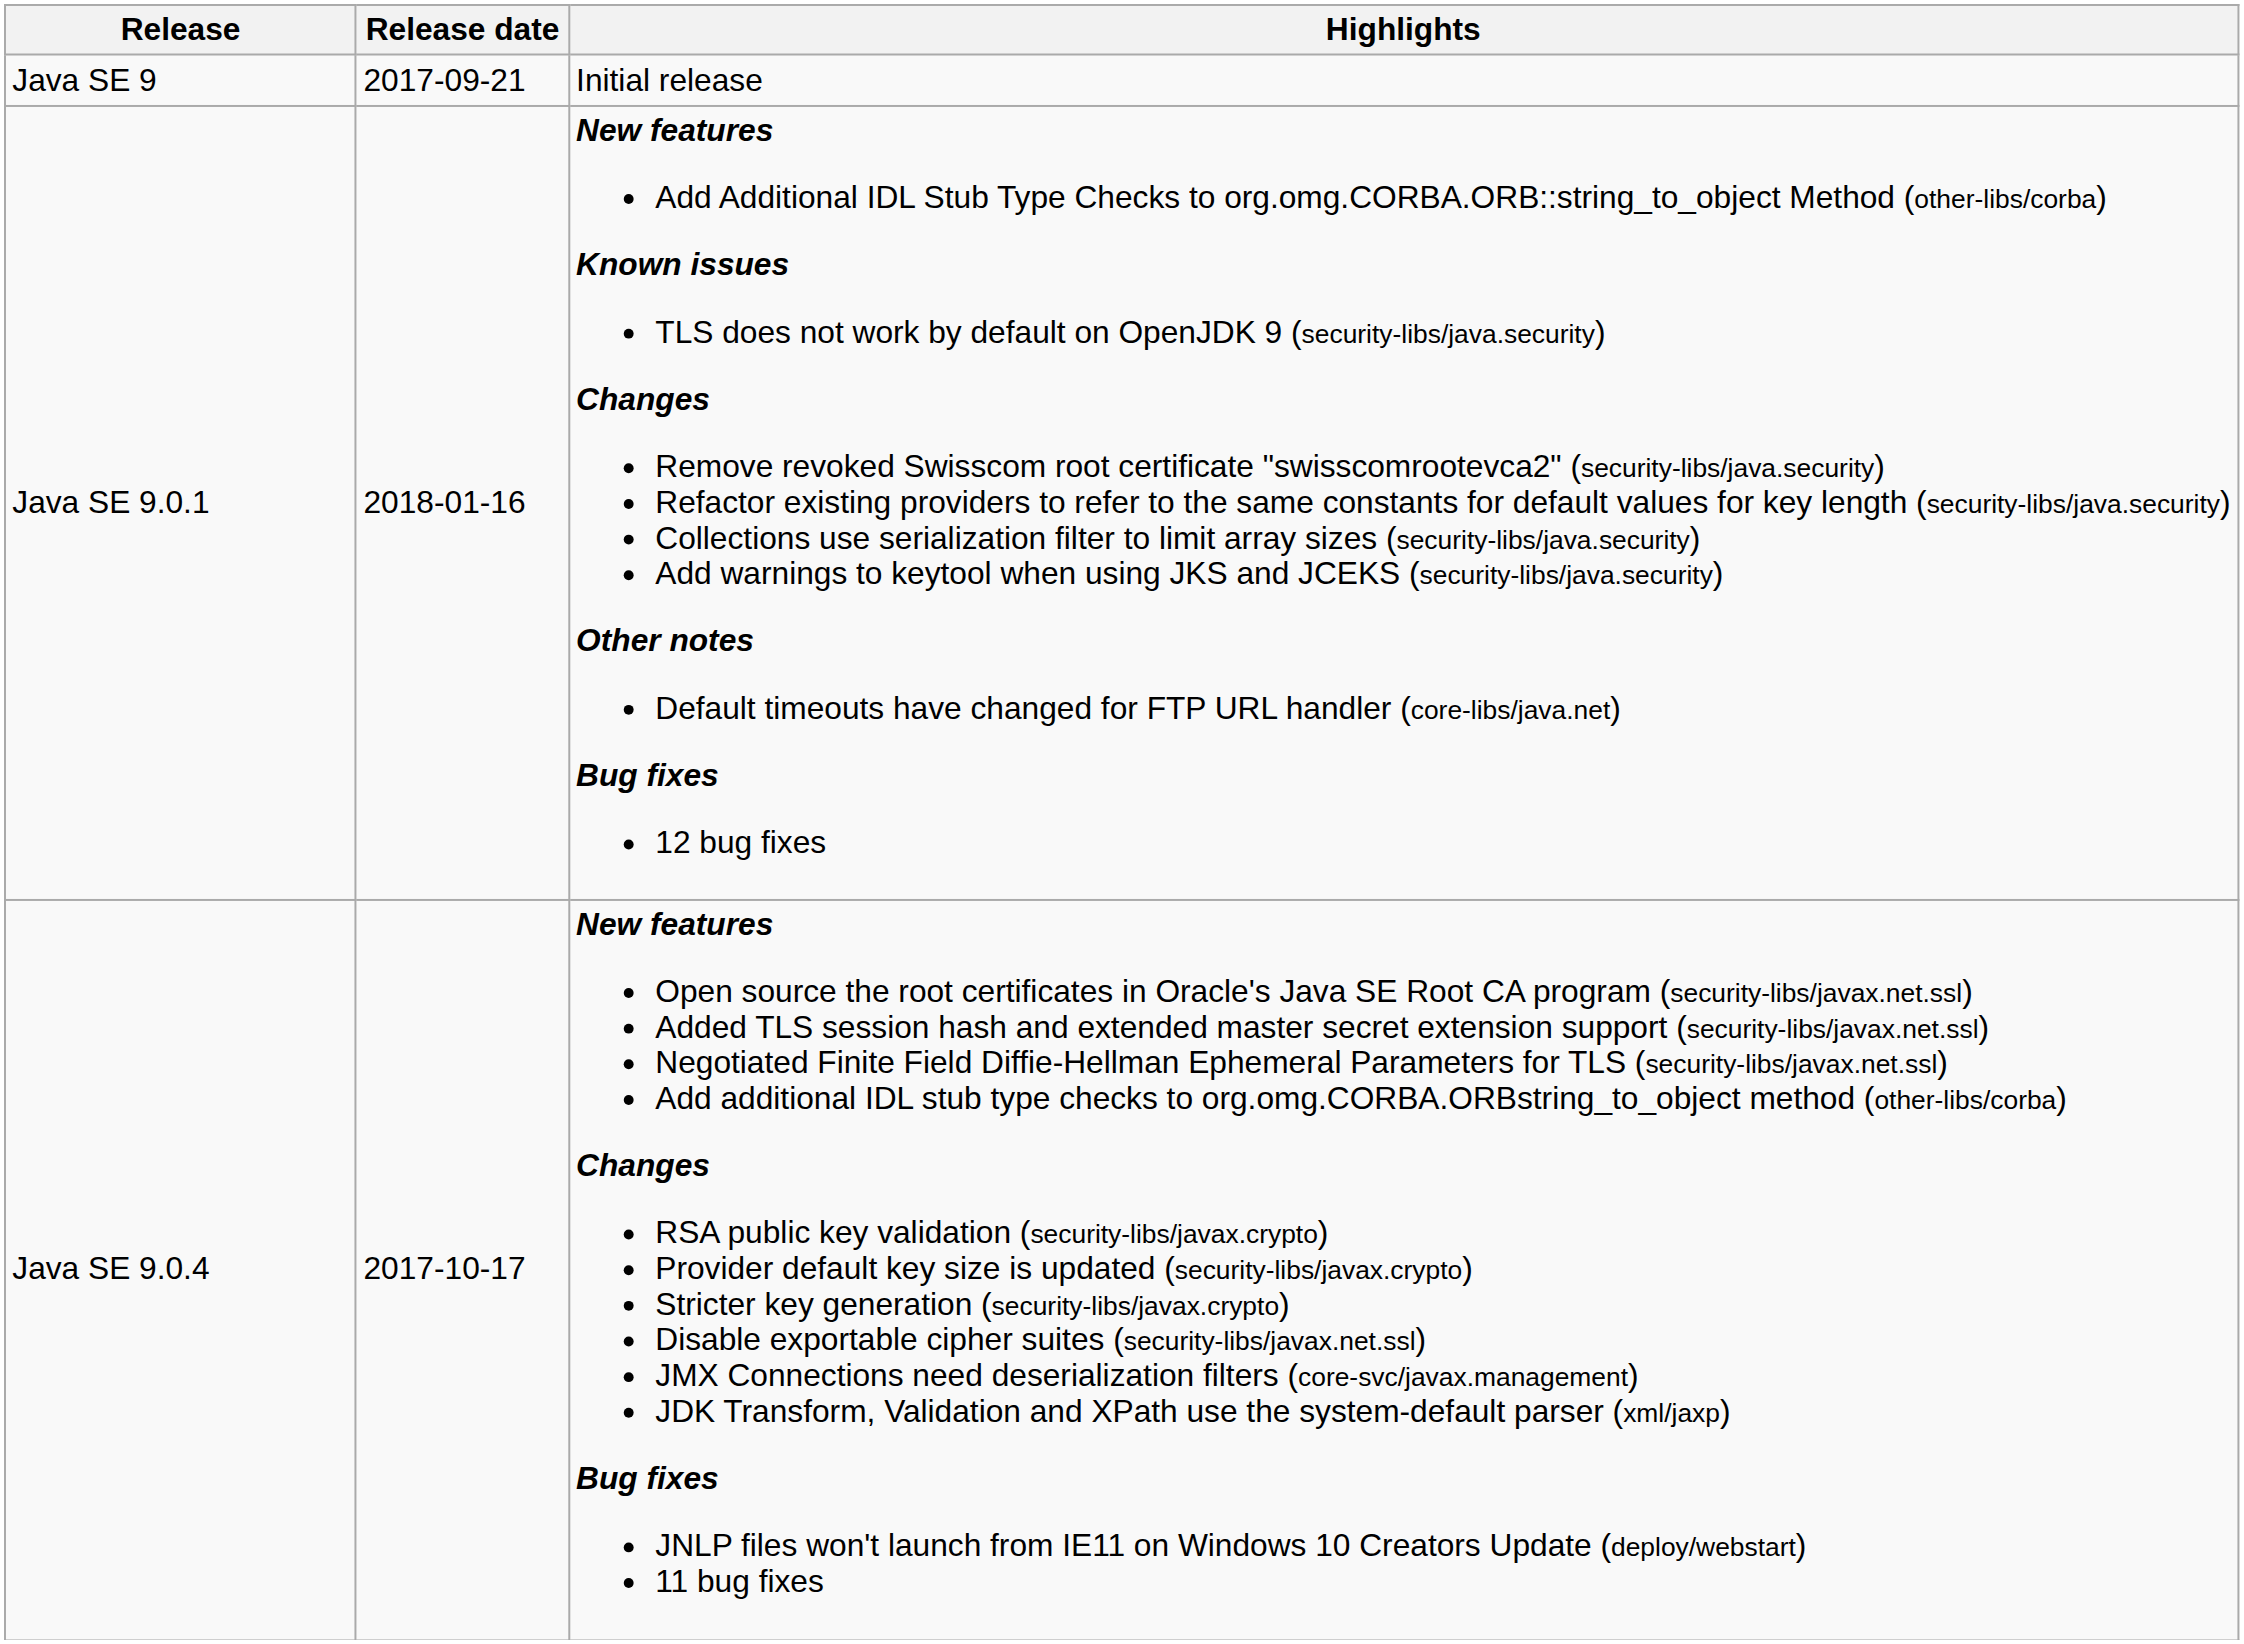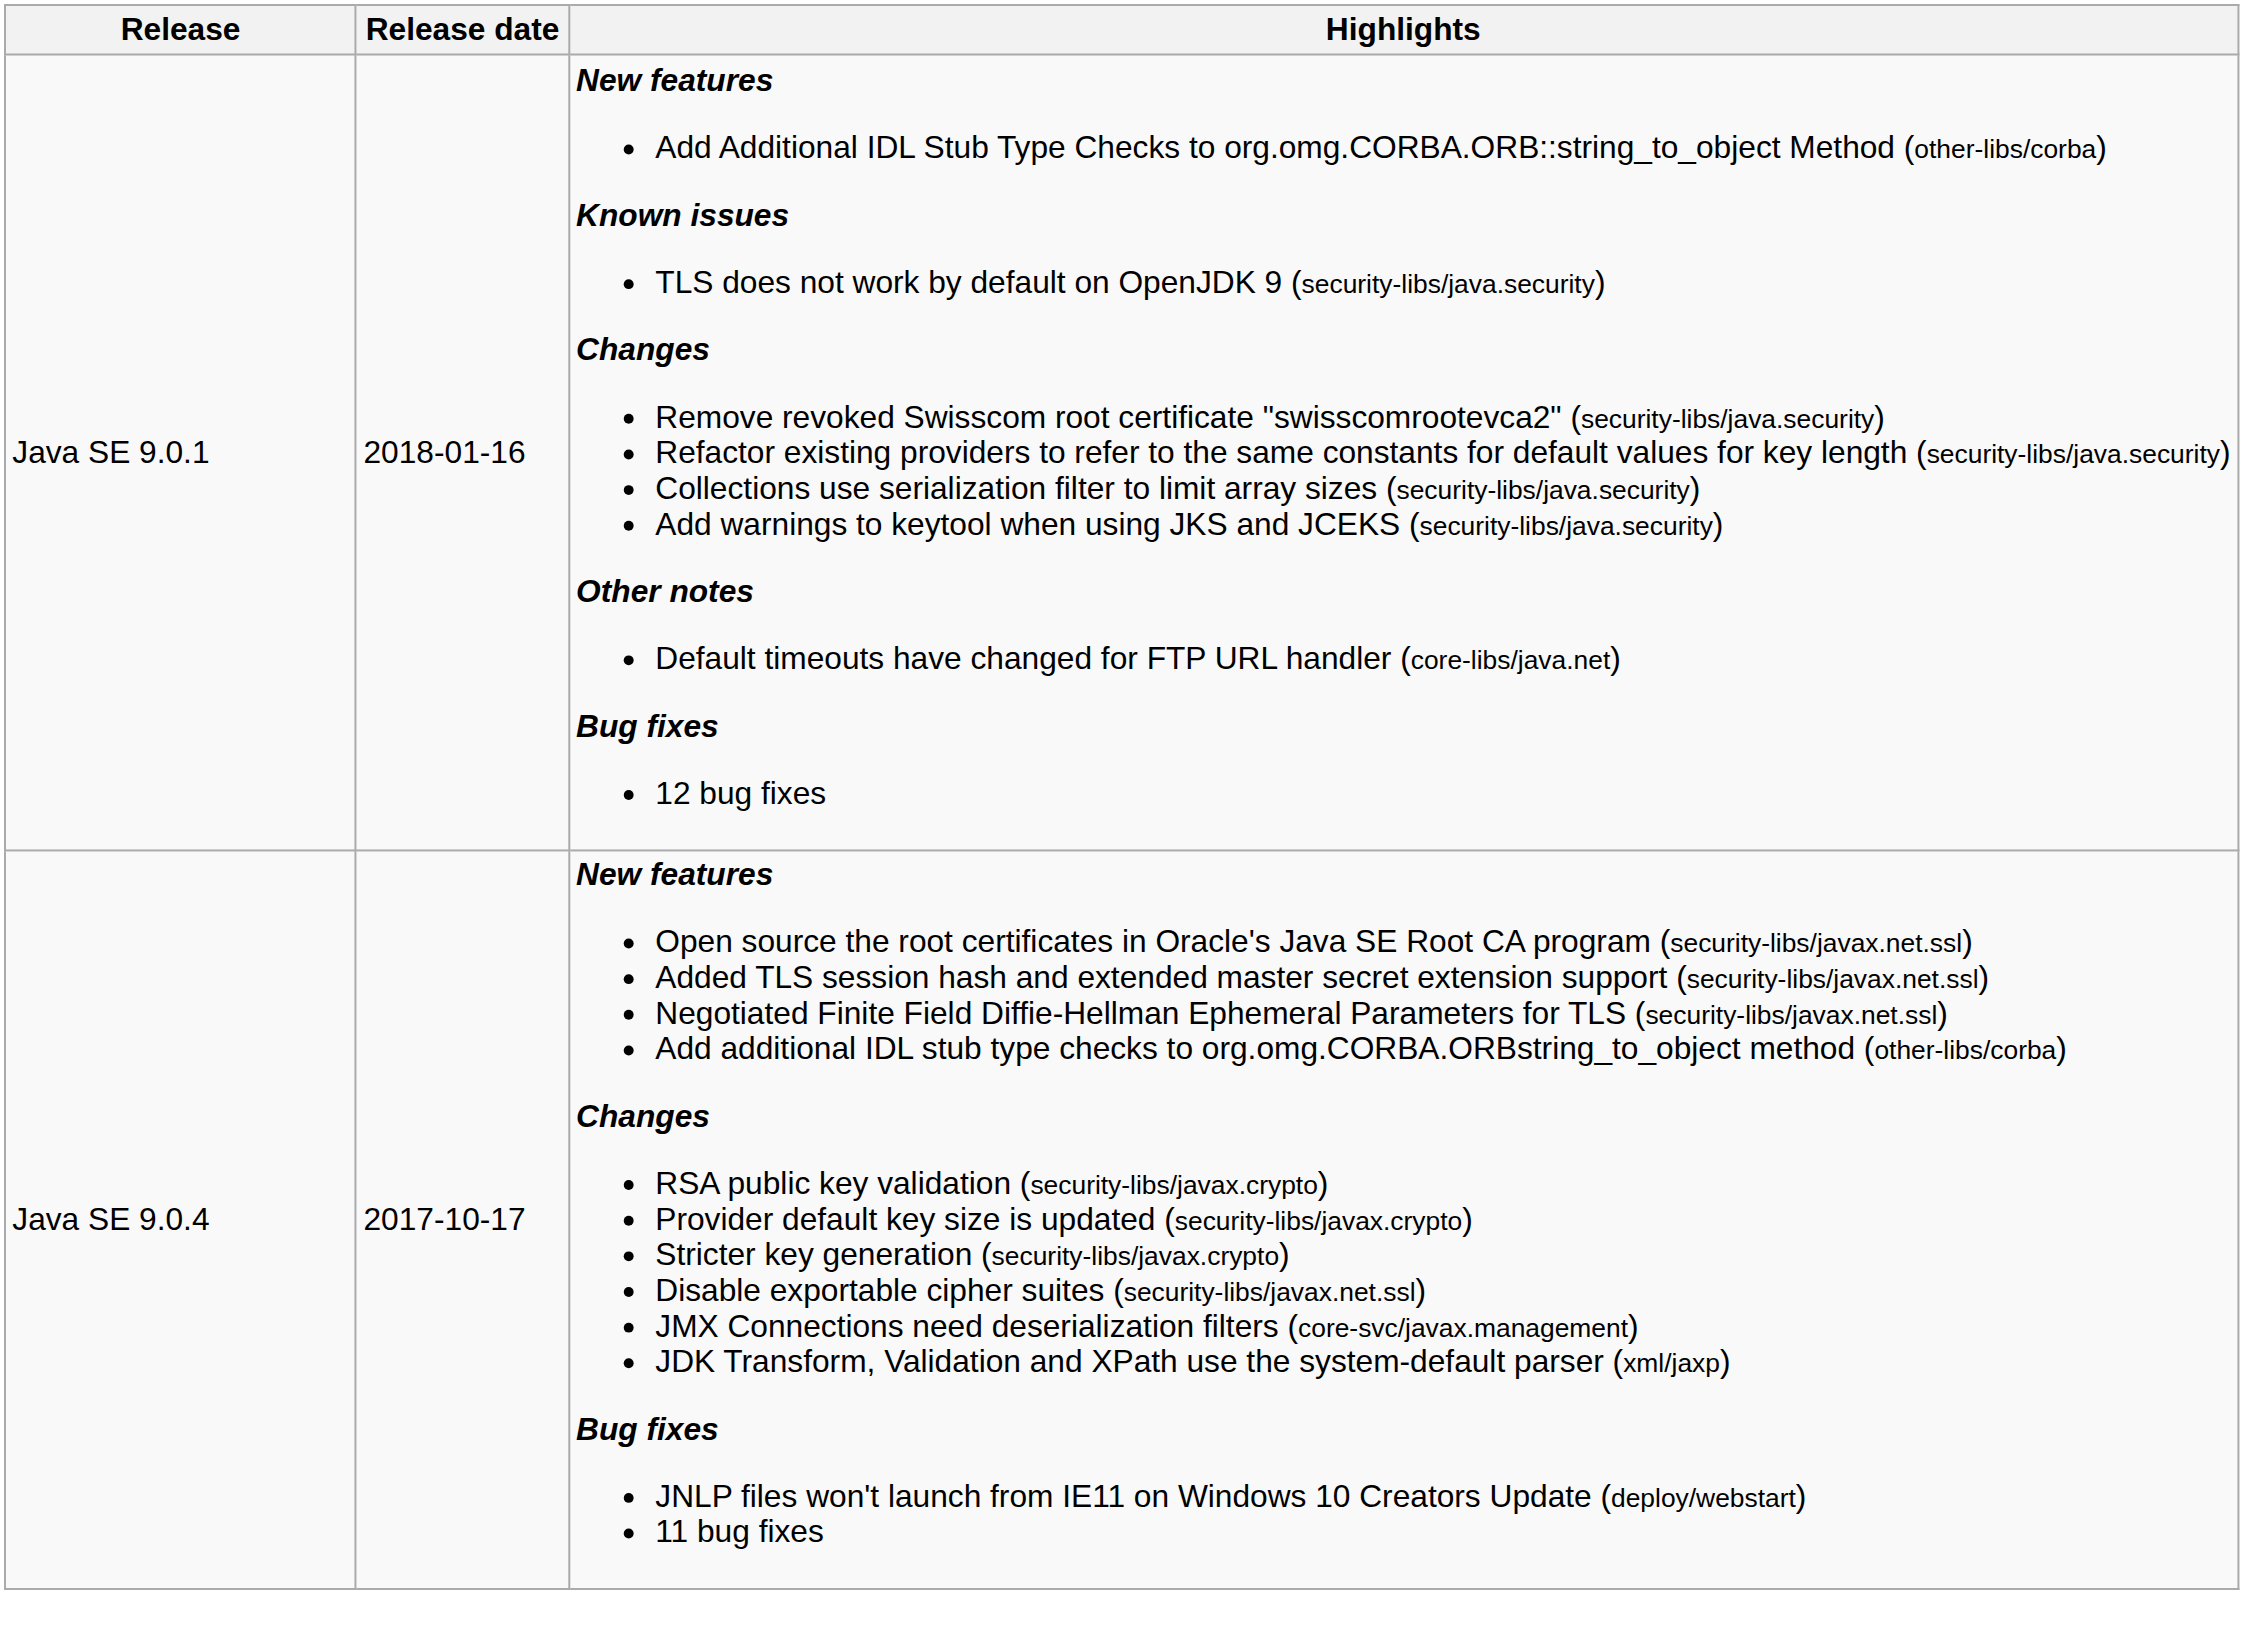- row: (84, 79)
